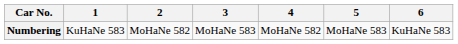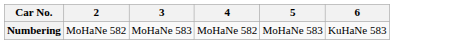- column: (95, 13)
